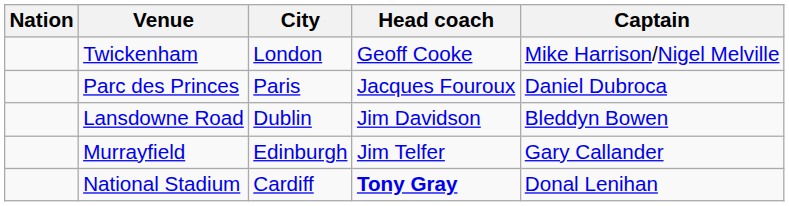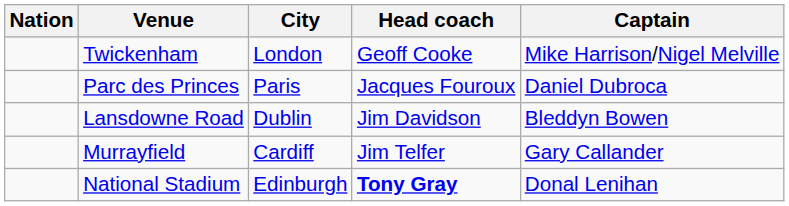(300, 151) Edinburgh -> (284, 151) Cardiff
(284, 184) Cardiff -> (300, 184) Edinburgh
